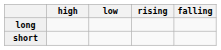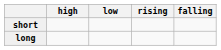rows swapped: (25, 38) <-> (25, 25)
